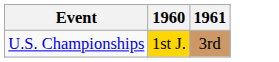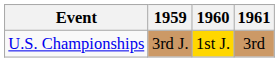+ column: (170, 17)
